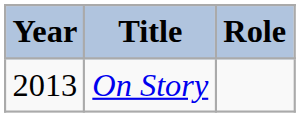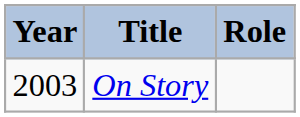(45, 84) 2013 -> (45, 84) 2003
